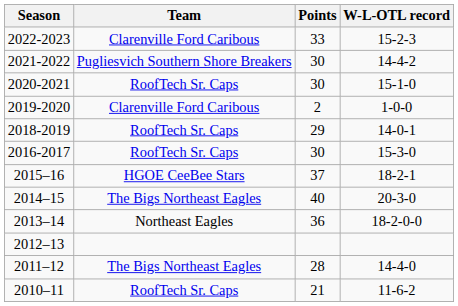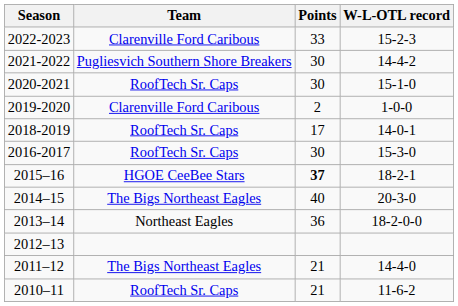(317, 130) 29 -> (317, 130) 17
(317, 175) normal -> (317, 175) bold
(317, 267) 28 -> (317, 267) 21
